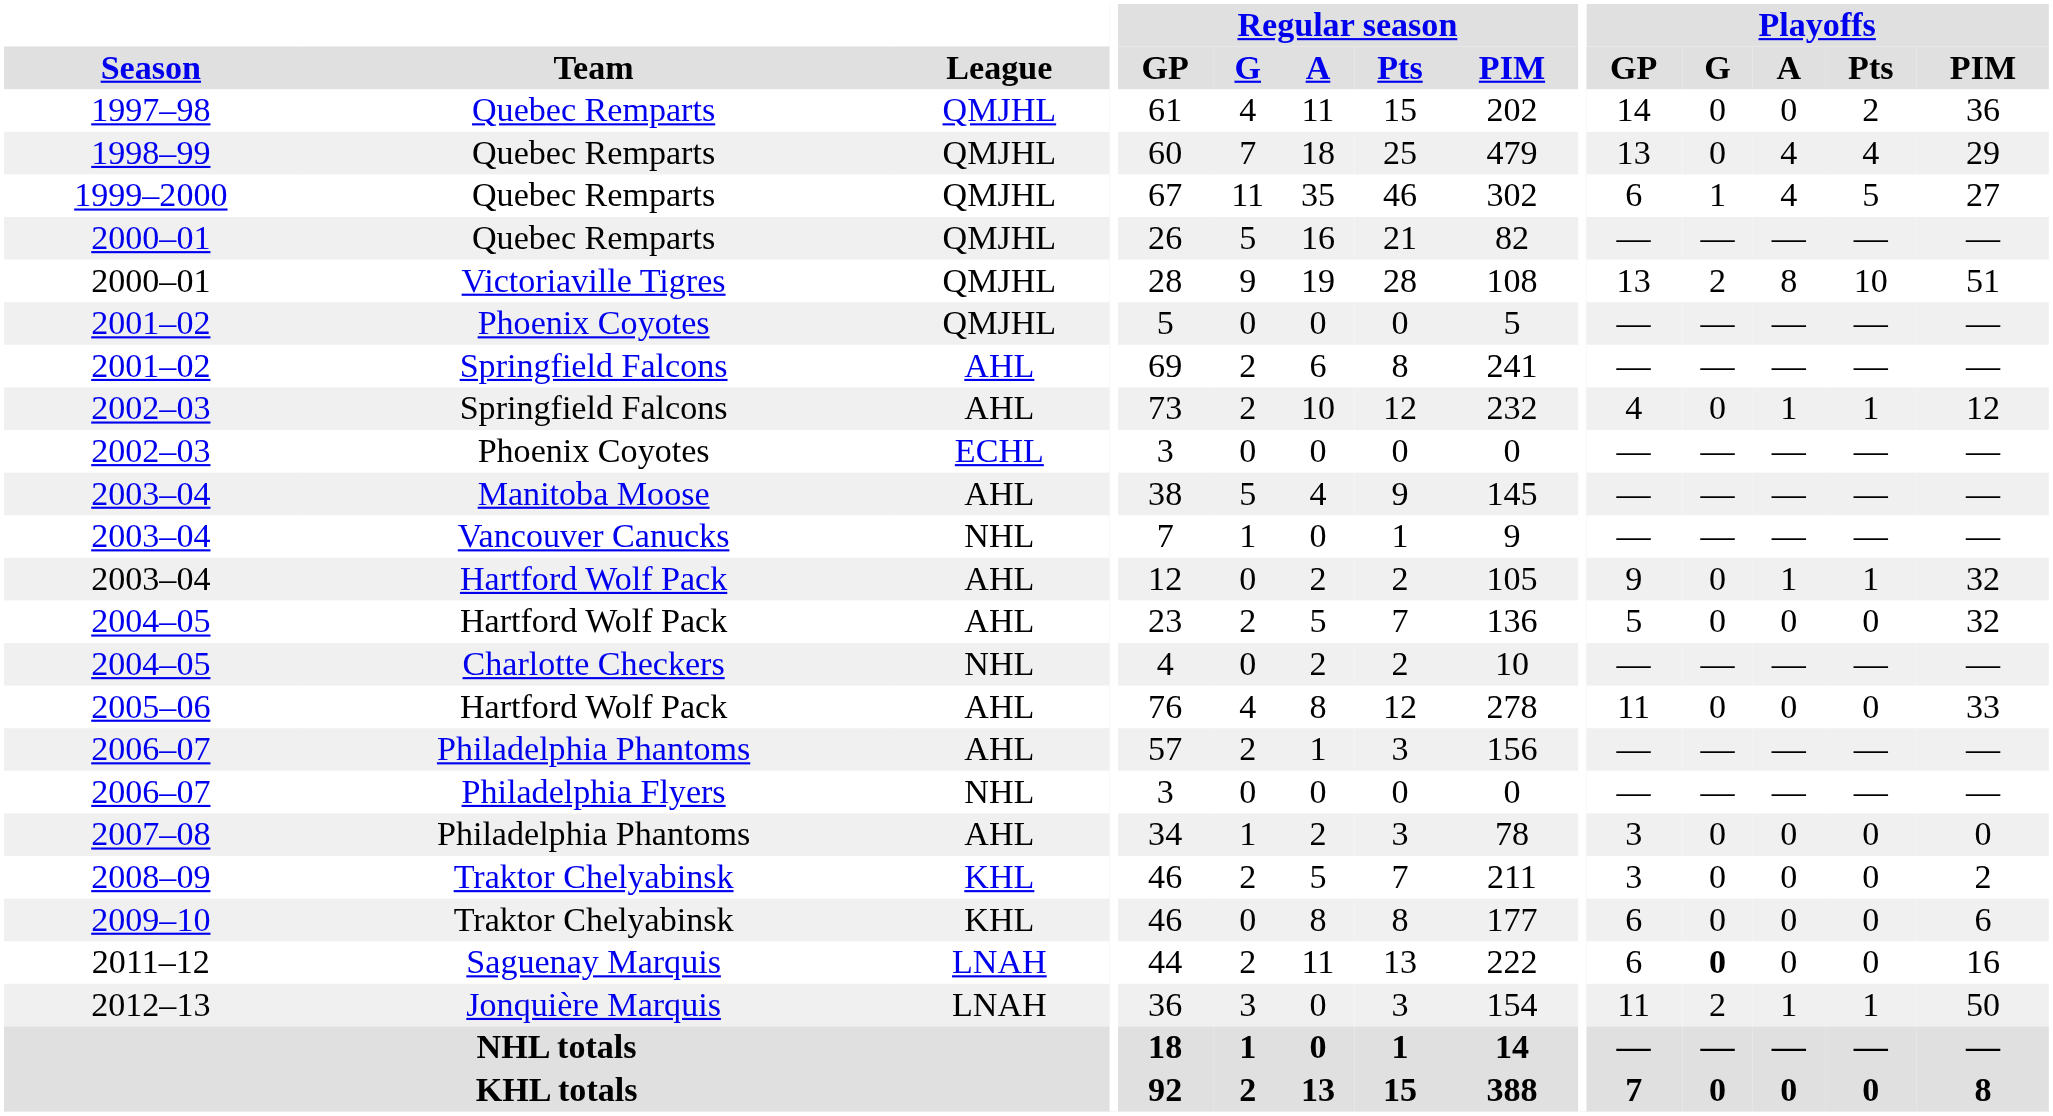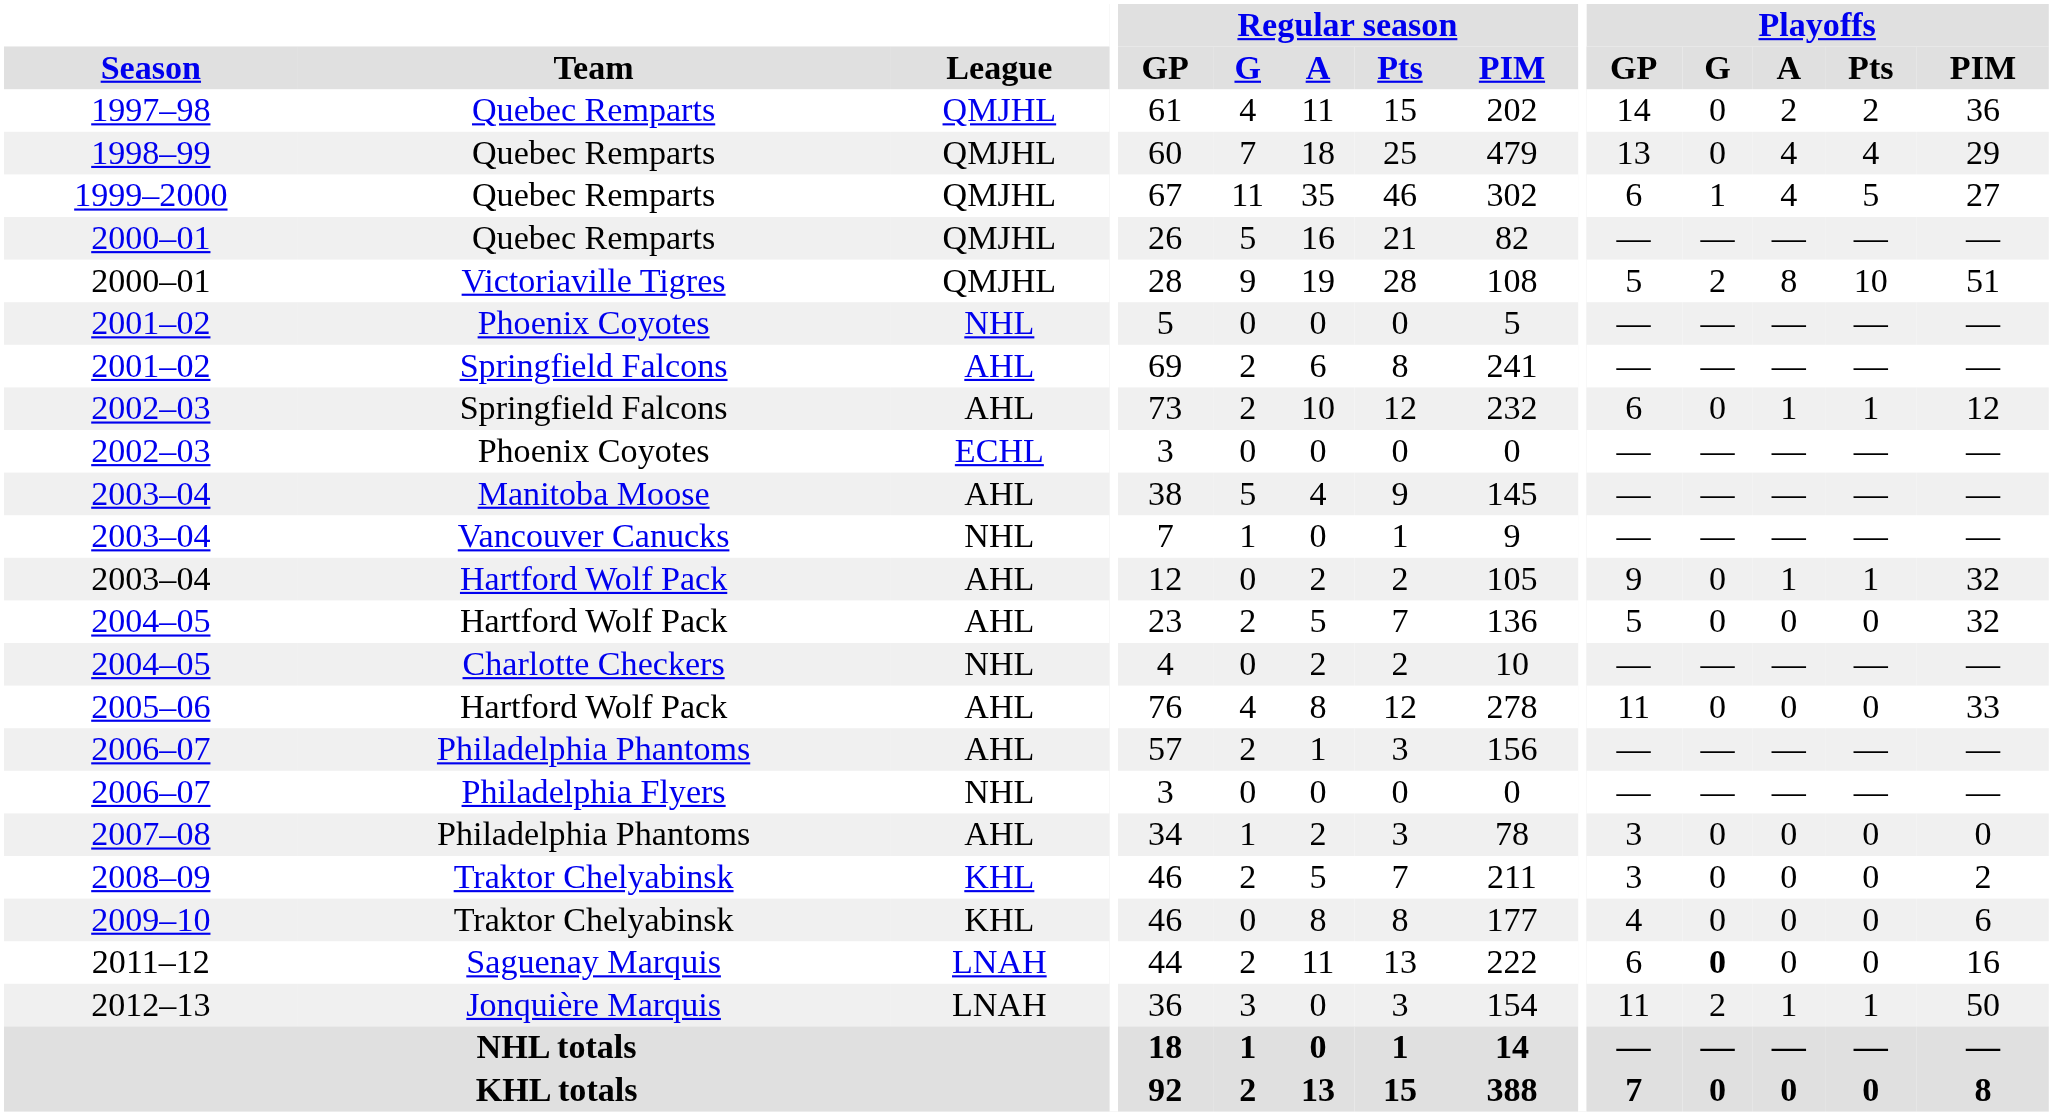(1789, 109) 0 -> (1789, 109) 2
(1634, 280) 13 -> (1634, 280) 5
(999, 322) QMJHL -> (999, 322) NHL
(1634, 408) 4 -> (1634, 408) 6
(1634, 919) 6 -> (1634, 919) 4
